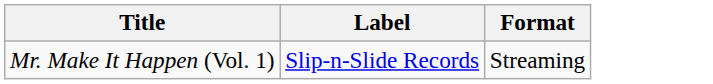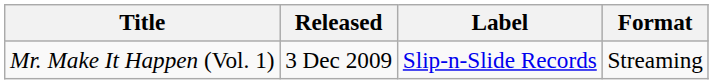+ column: (339, 22)
